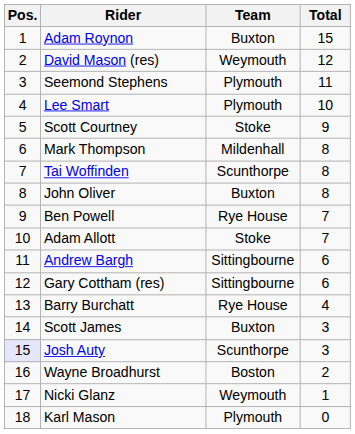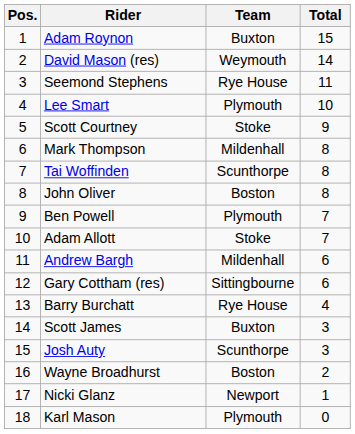(325, 60) 12 -> (325, 60) 14
(253, 82) Plymouth -> (253, 82) Rye House
(253, 194) Buxton -> (253, 194) Boston
(253, 216) Rye House -> (253, 216) Plymouth
(253, 261) Sittingbourne -> (253, 261) Mildenhall
(23, 350) lavender background -> (23, 350) no background
(253, 395) Weymouth -> (253, 395) Newport
